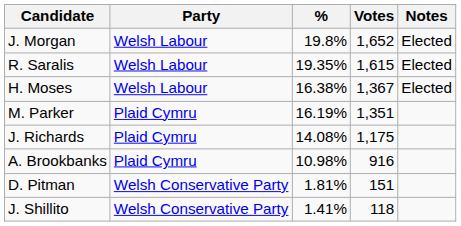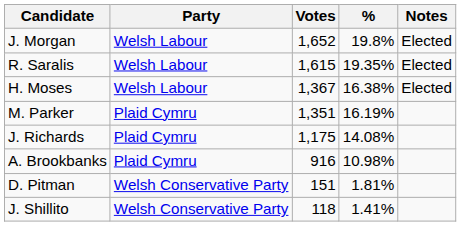columns swapped: (374, 16) <-> (321, 16)
